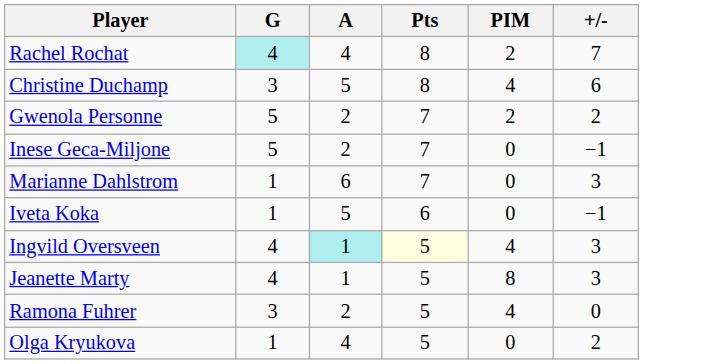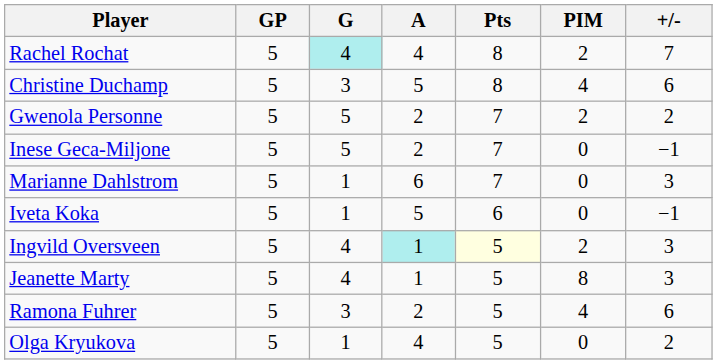+ column: (273, 20)
(510, 246) 4 -> (583, 246) 2
(596, 310) 0 -> (669, 310) 6
